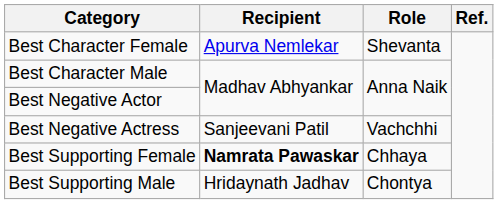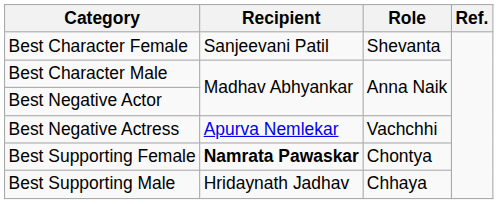(271, 45) Apurva Nemlekar -> (266, 45) Sanjeevani Patil
(266, 128) Sanjeevani Patil -> (271, 128) Apurva Nemlekar
(397, 156) Chhaya -> (399, 156) Chontya
(399, 184) Chontya -> (397, 184) Chhaya
